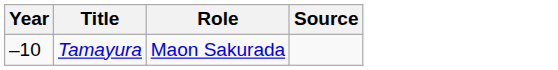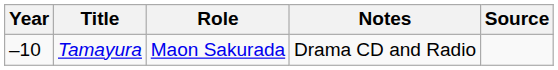+ column: (385, 19)
